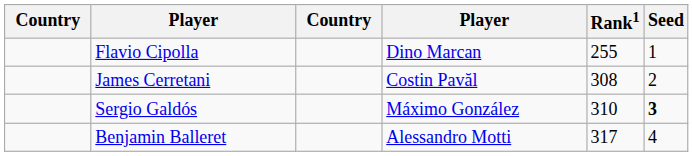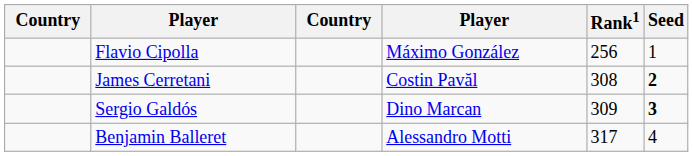(434, 51) Dino Marcan -> (453, 51) Máximo González
(604, 51) 255 -> (604, 51) 256
(653, 80) normal -> (653, 80) bold
(453, 108) Máximo González -> (434, 108) Dino Marcan
(604, 108) 310 -> (604, 108) 309
